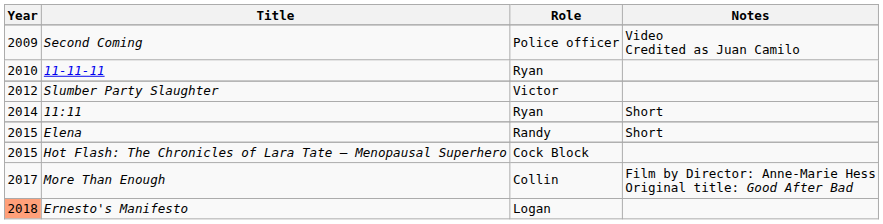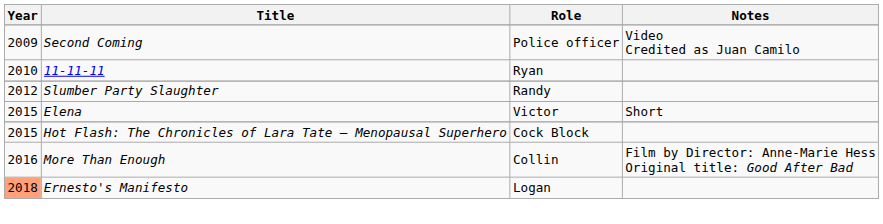(536, 91) Victor -> (532, 91) Randy
- row: (63, 112)
(532, 132) Randy -> (536, 112) Victor
(23, 180) 2017 -> (23, 160) 2016
